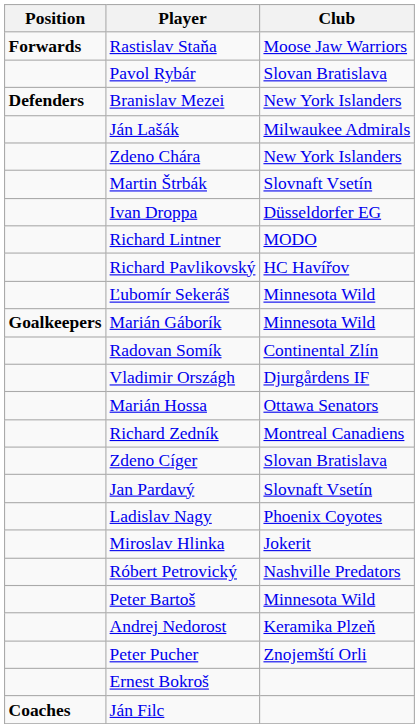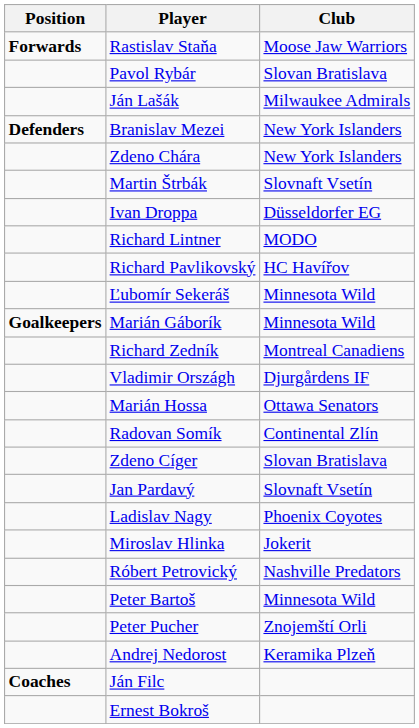rows swapped: (144, 128) <-> (167, 101)
rows swapped: (166, 350) <-> (164, 433)
rows swapped: (168, 626) <-> (154, 654)
rows swapped: (137, 709) <-> (159, 682)
